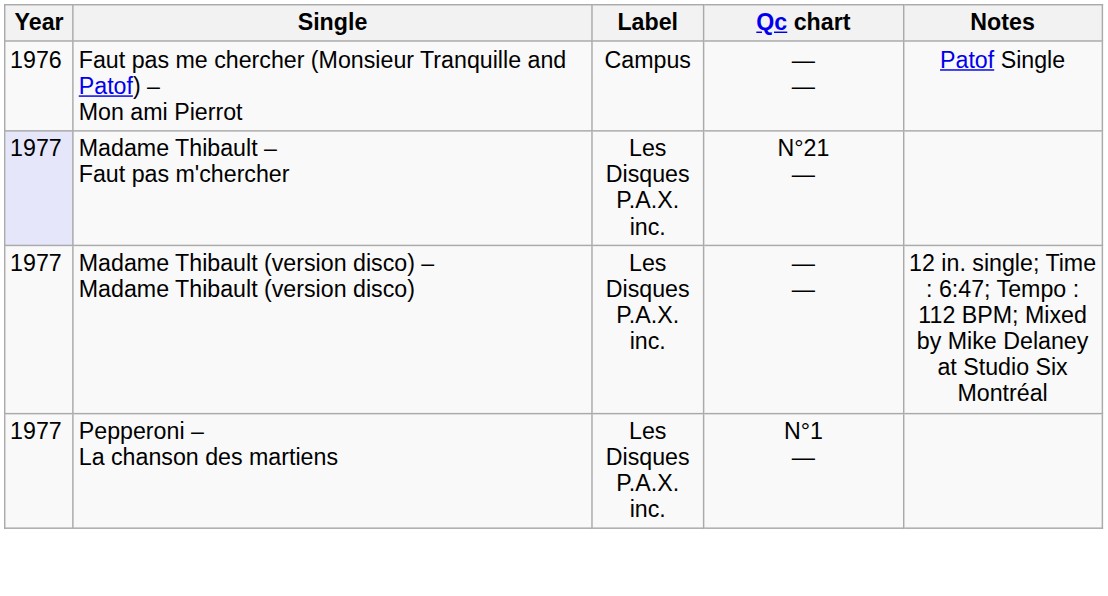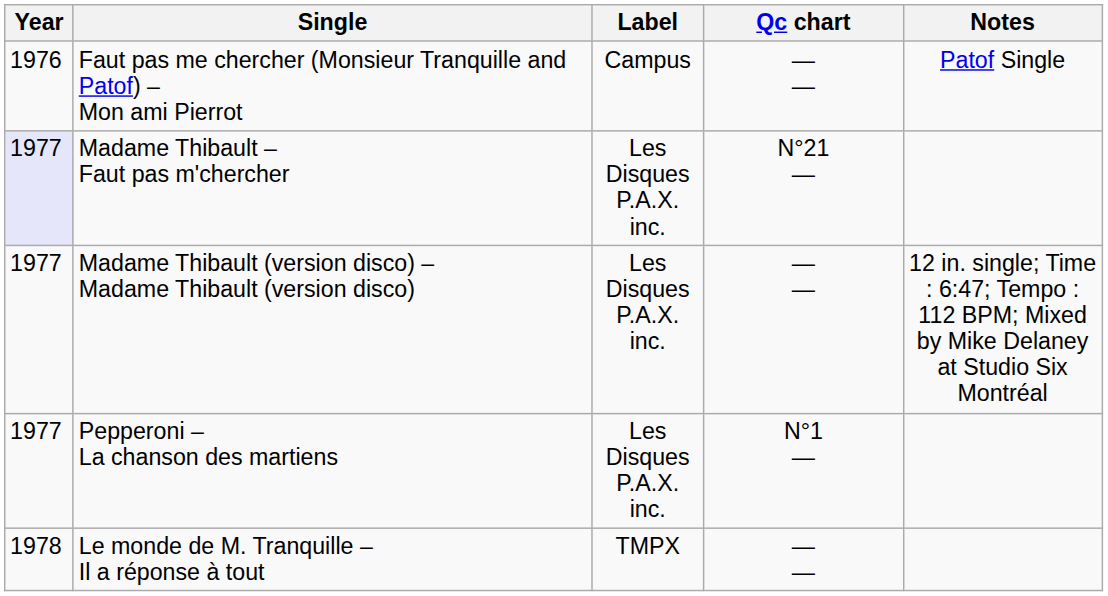+ row: (226, 559)
